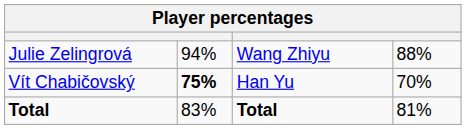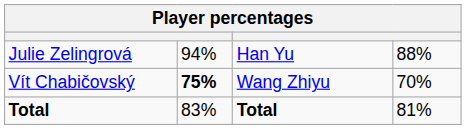(283, 54) Wang Zhiyu -> (265, 54) Han Yu
(265, 82) Han Yu -> (283, 82) Wang Zhiyu
